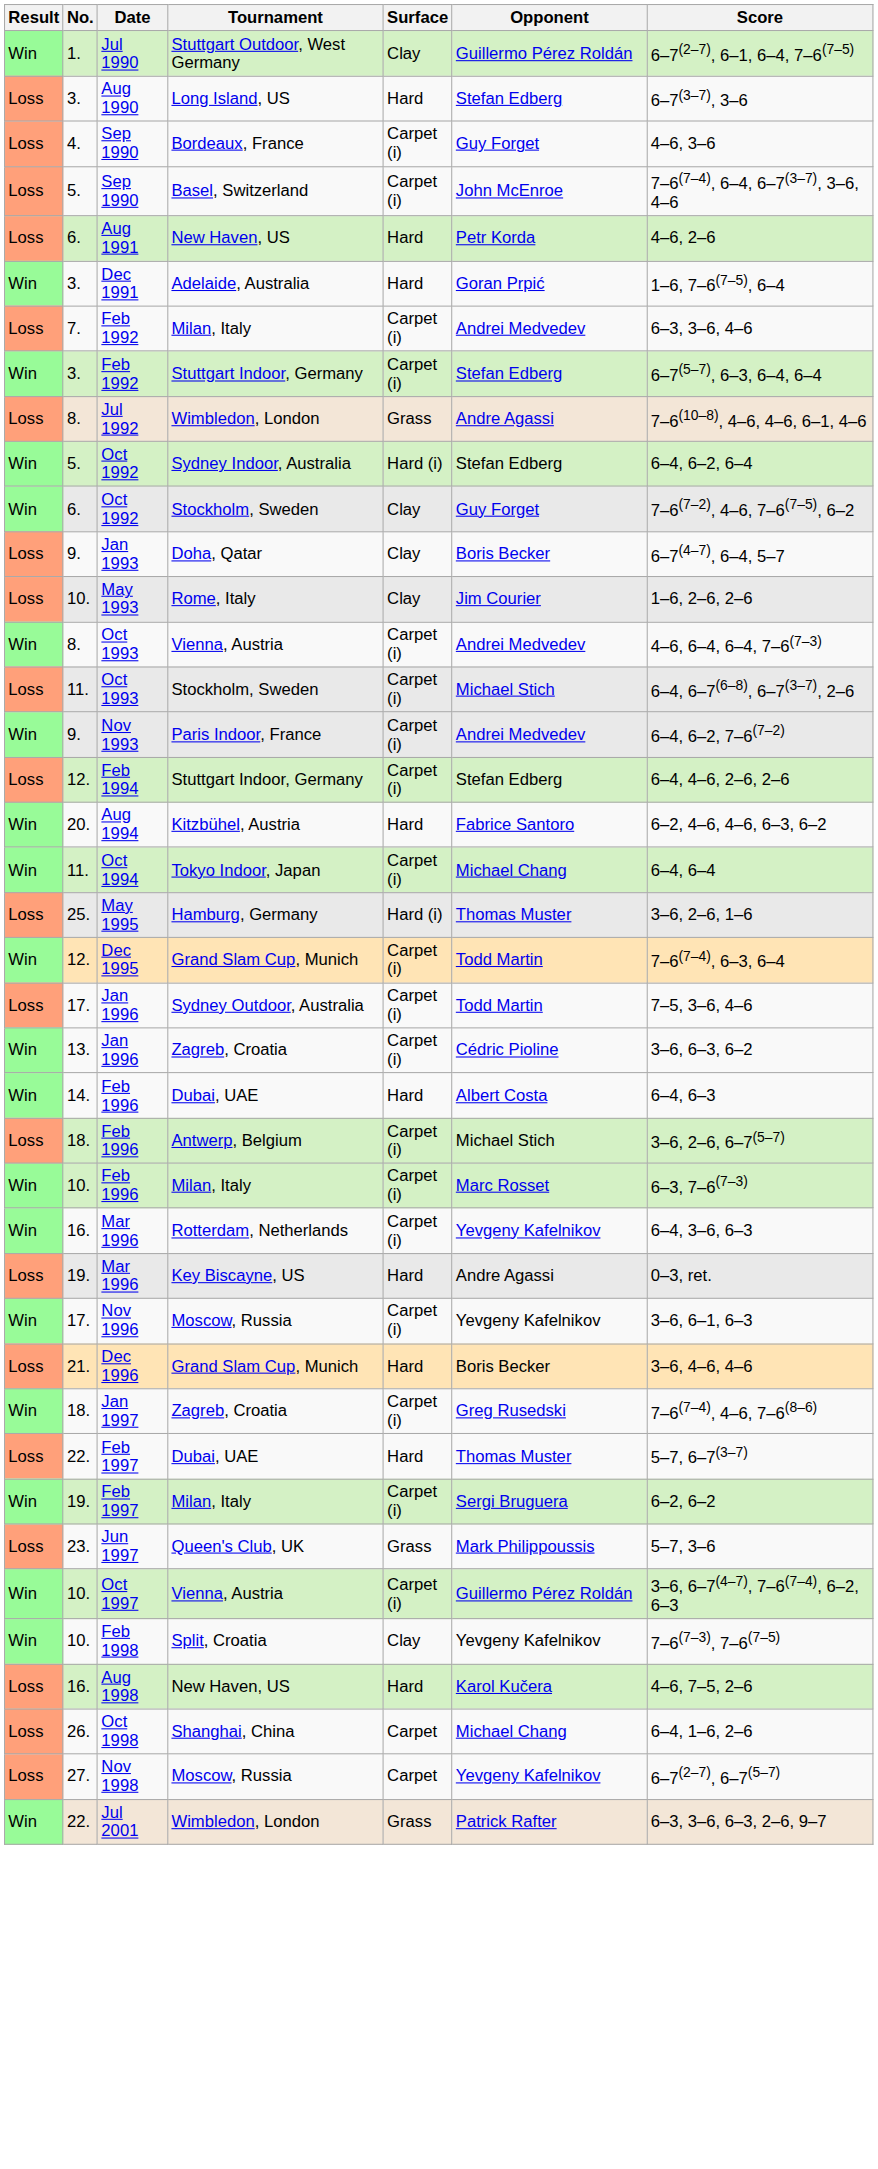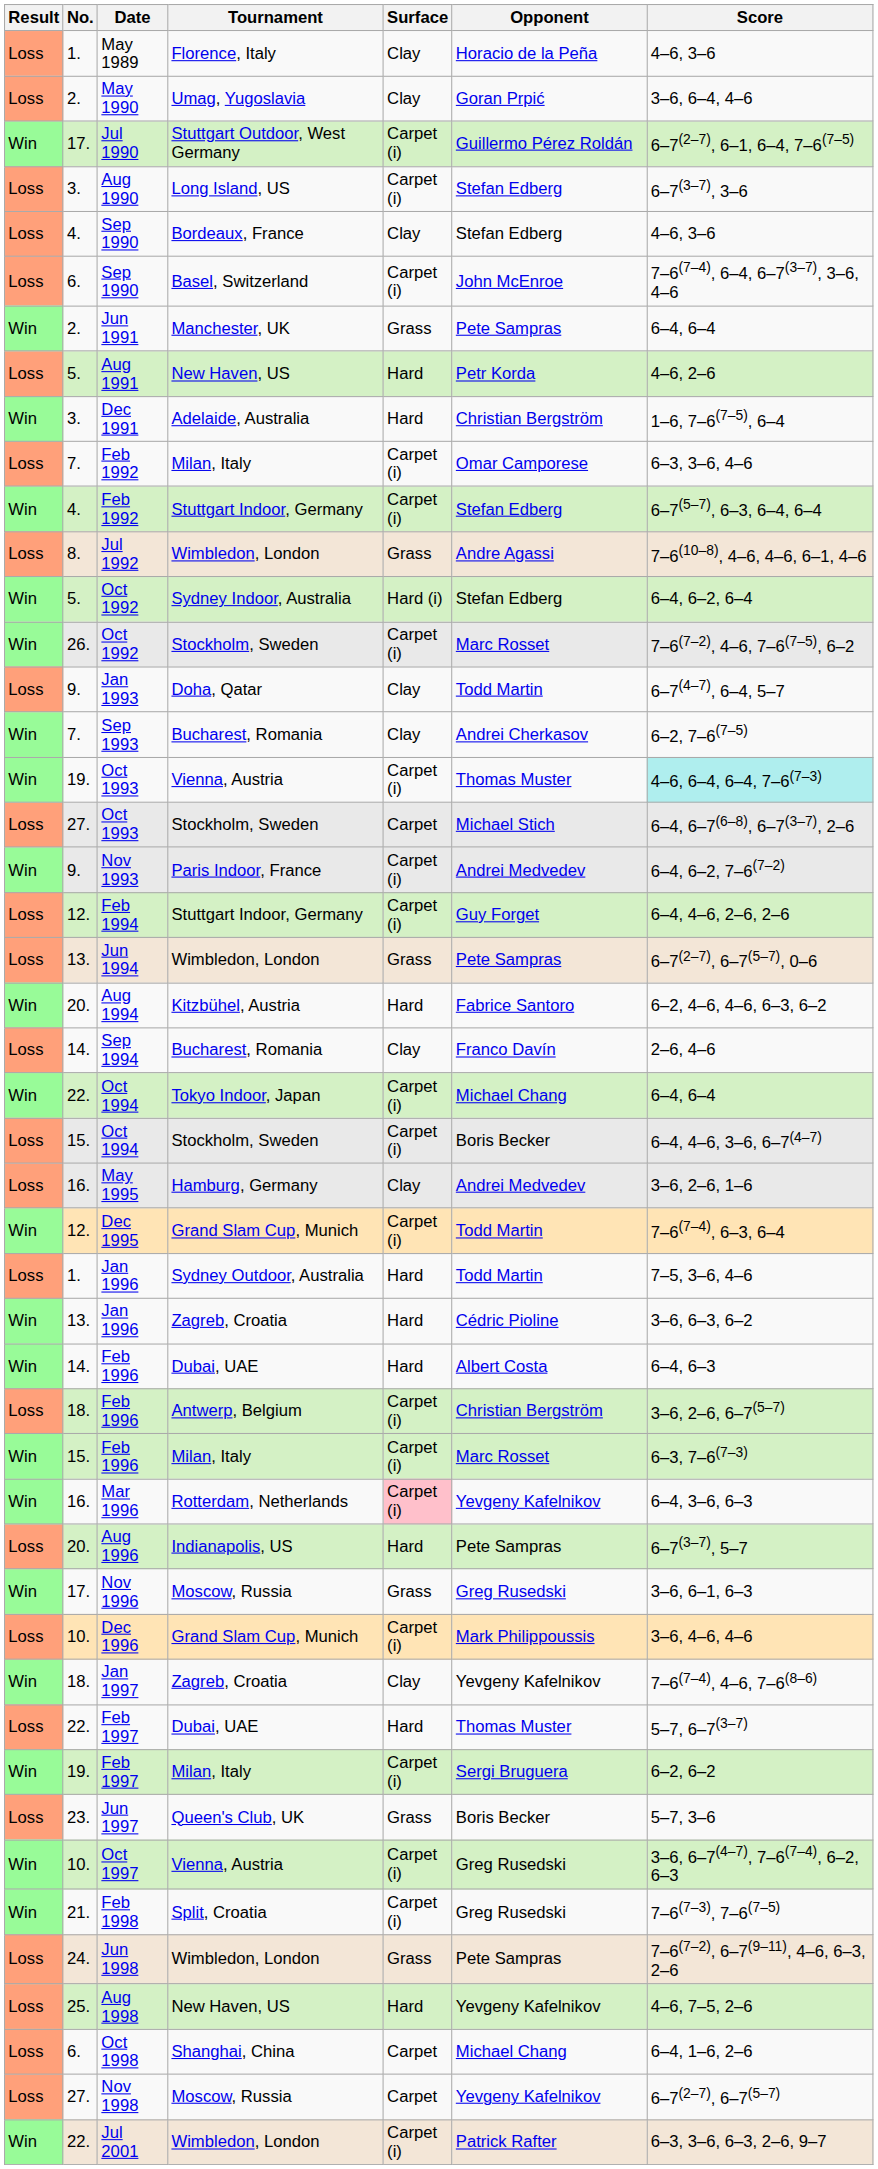+ row: (120, 53)
+ row: (120, 98)
(74, 53) 1. -> (78, 143) 17.
(404, 53) Clay -> (412, 143) Carpet (i)
(405, 98) Hard -> (412, 188) Carpet (i)
(412, 143) Carpet (i) -> (404, 233) Clay
(497, 143) Guy Forget -> (509, 233) Stefan Edberg
(74, 191) 5. -> (74, 281) 6.
+ row: (120, 328)
(74, 238) 6. -> (74, 373) 5.
(500, 283) Goran Prpić -> (529, 418) Christian Bergström
(521, 328) Andrei Medvedev -> (522, 463) Omar Camporese
(74, 373) 3. -> (74, 509) 4.
(74, 509) 6. -> (78, 644) 26.
(404, 509) Clay -> (412, 644) Carpet (i)
(497, 509) Guy Forget -> (503, 644) Marc Rosset
(503, 554) Boris Becker -> (499, 689) Todd Martin
- row: (120, 599)
+ row: (120, 734)
(74, 644) 8. -> (78, 779) 19.
(521, 644) Andrei Medvedev -> (514, 779) Thomas Muster
(736, 644) no background -> (736, 779) paleturquoise background
(78, 689) 11. -> (78, 824) 27.
(412, 689) Carpet (i) -> (412, 824) Carpet
(509, 779) Stefan Edberg -> (497, 915) Guy Forget
+ row: (120, 960)
+ row: (120, 1050)
(78, 869) 11. -> (78, 1095) 22.
+ row: (120, 1140)
(78, 915) 25. -> (78, 1185) 16.
(415, 915) Hard (i) -> (404, 1185) Clay
(514, 915) Thomas Muster -> (521, 1185) Andrei Medvedev
(78, 1005) 17. -> (74, 1275) 1.
(412, 1005) Carpet (i) -> (405, 1275) Hard
(412, 1050) Carpet (i) -> (405, 1321) Hard
(505, 1140) Michael Stich -> (529, 1411) Christian Bergström
(78, 1185) 10. -> (78, 1456) 15.
(412, 1230) no background -> (412, 1501) pink background
- row: (120, 1275)
+ row: (120, 1546)
(412, 1321) Carpet (i) -> (409, 1591) Grass
(528, 1321) Yevgeny Kafelnikov -> (511, 1591) Greg Rusedski
(78, 1366) 21. -> (78, 1636) 10.
(405, 1366) Hard -> (412, 1636) Carpet (i)
(503, 1366) Boris Becker -> (525, 1636) Mark Philippoussis
(412, 1411) Carpet (i) -> (404, 1681) Clay
(511, 1411) Greg Rusedski -> (528, 1681) Yevgeny Kafelnikov
(525, 1546) Mark Philippoussis -> (503, 1817) Boris Becker
(544, 1593) Guillermo Pérez Roldán -> (511, 1864) Greg Rusedski
(78, 1641) 10. -> (78, 1911) 21.
(404, 1641) Clay -> (412, 1911) Carpet (i)
(528, 1641) Yevgeny Kafelnikov -> (511, 1911) Greg Rusedski
+ row: (120, 1959)
(78, 1686) 16. -> (78, 2006) 25.
(504, 1686) Karol Kučera -> (528, 2006) Yevgeny Kafelnikov
(78, 1731) 26. -> (74, 2051) 6.
(409, 1821) Grass -> (412, 2142) Carpet (i)
